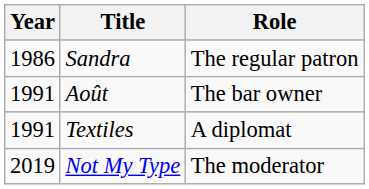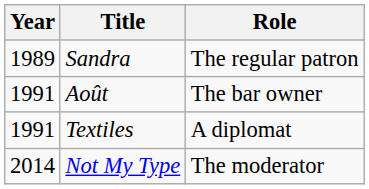(32, 58) 1986 -> (32, 58) 1989
(32, 165) 2019 -> (32, 165) 2014
